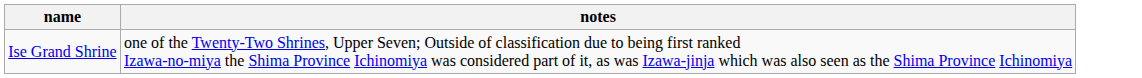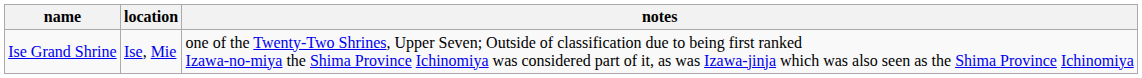+ column: (151, 17)
